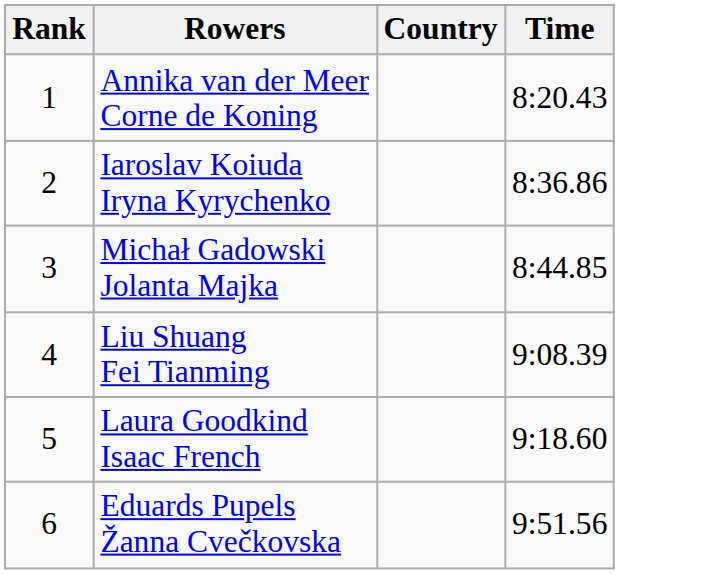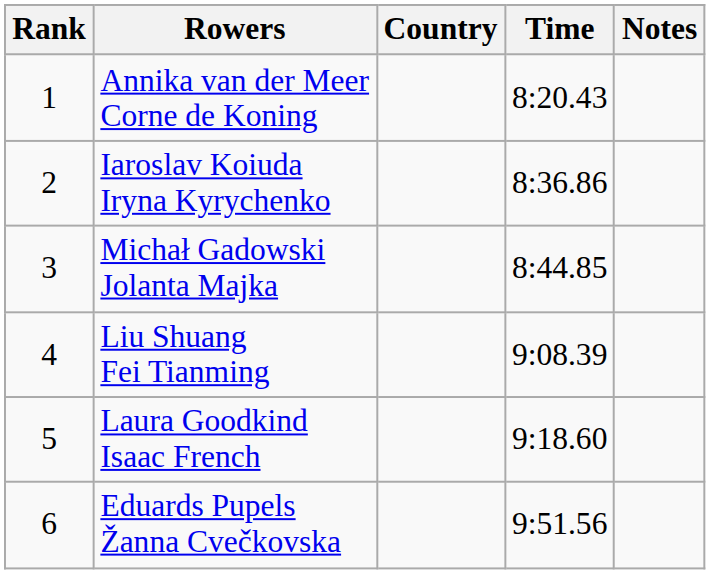+ column: (660, 29)
